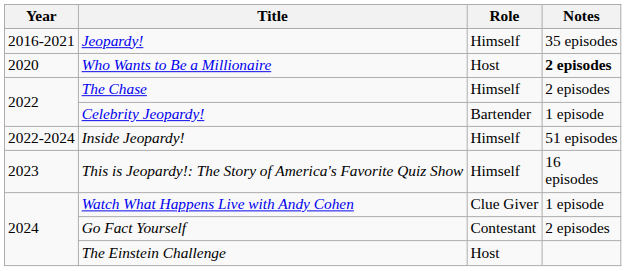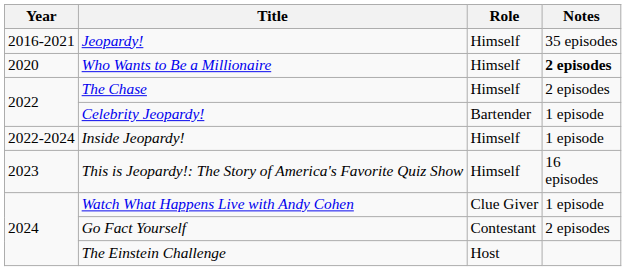(485, 65) Host -> (495, 65) Himself
(581, 138) 51 episodes -> (575, 138) 1 episode
